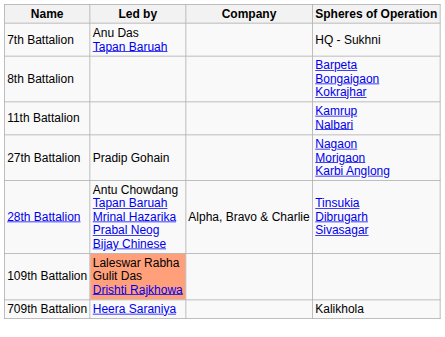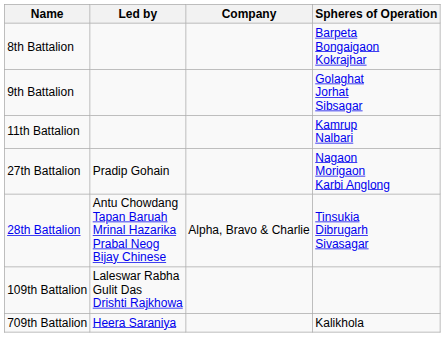- row: (40, 39)
+ row: (40, 92)
(138, 276) lightsalmon background -> (138, 290) no background
